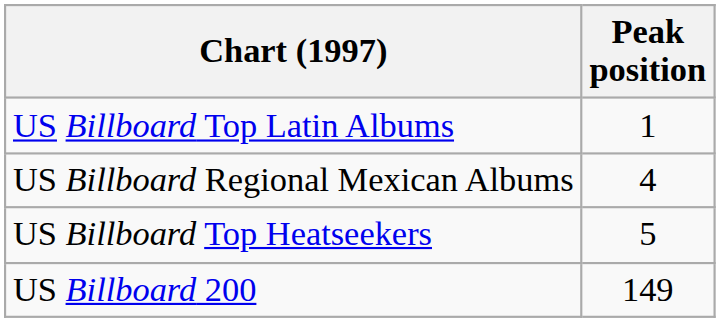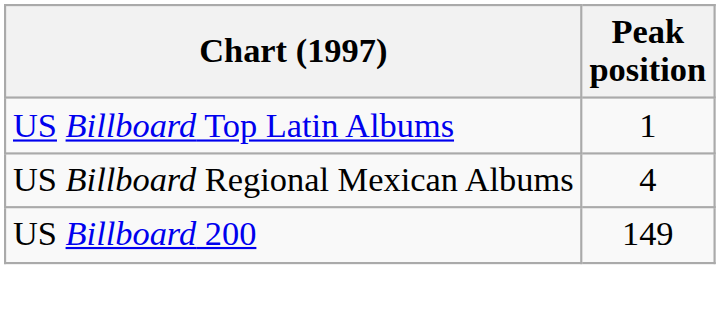- row: (222, 234)
